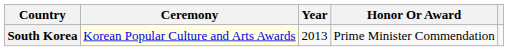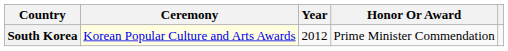(315, 35) 2013 -> (315, 35) 2012
